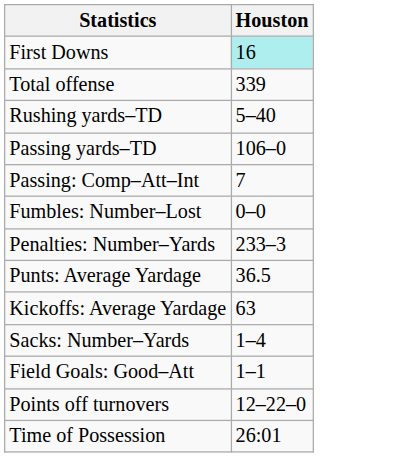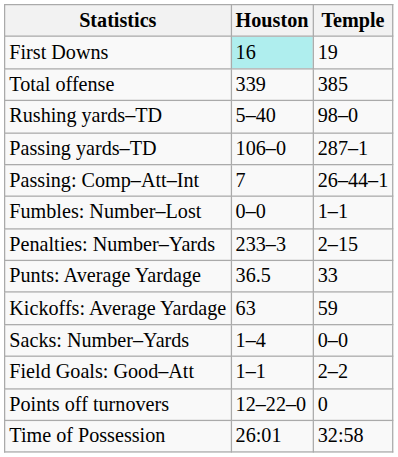+ column: (353, 20)
